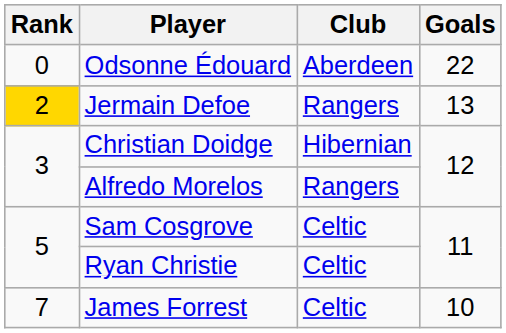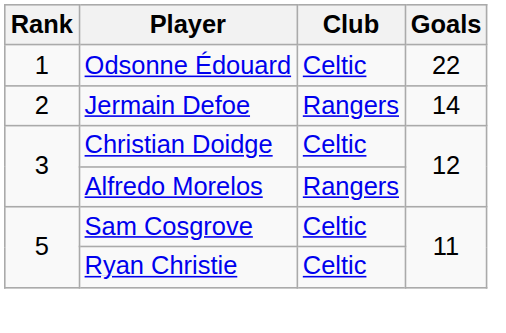(42, 65) 0 -> (42, 65) 1
(358, 65) Aberdeen -> (335, 65) Celtic
(42, 105) gold background -> (42, 105) no background
(460, 105) 13 -> (446, 105) 14
(357, 145) Hibernian -> (335, 145) Celtic
- row: (166, 307)
